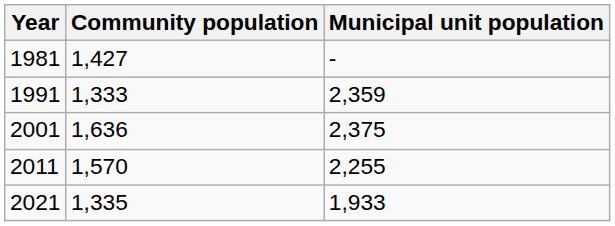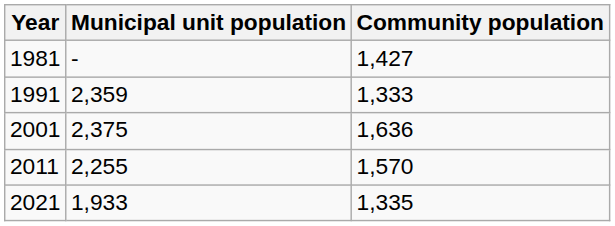columns swapped: (195, 22) <-> (466, 22)
